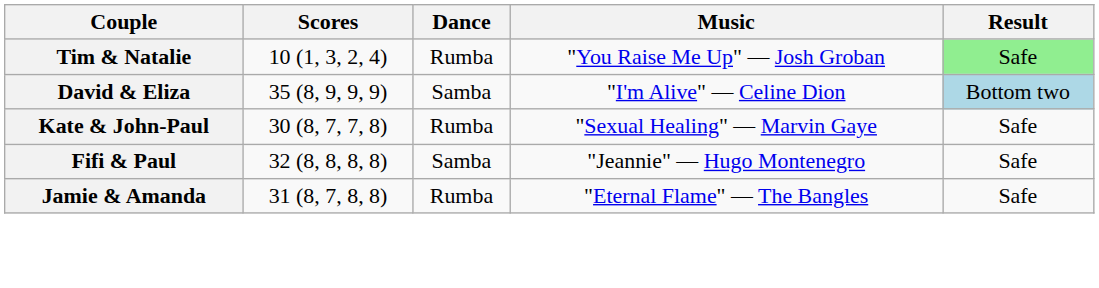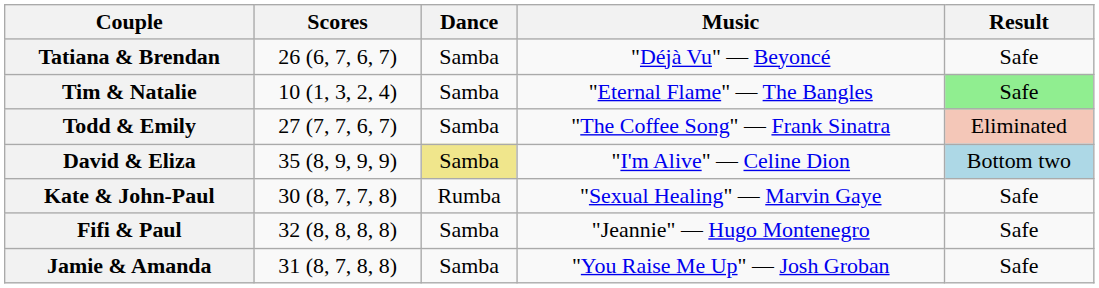+ row: (129, 56)
(461, 56) Rumba -> (469, 91) Samba
(726, 56) "You Raise Me Up" — Josh Groban -> (731, 91) "Eternal Flame" — The Bangles
+ row: (129, 126)
(461, 91) no background -> (469, 160) khaki background
(461, 195) Rumba -> (469, 265) Samba
(726, 195) "Eternal Flame" — The Bangles -> (731, 265) "You Raise Me Up" — Josh Groban
